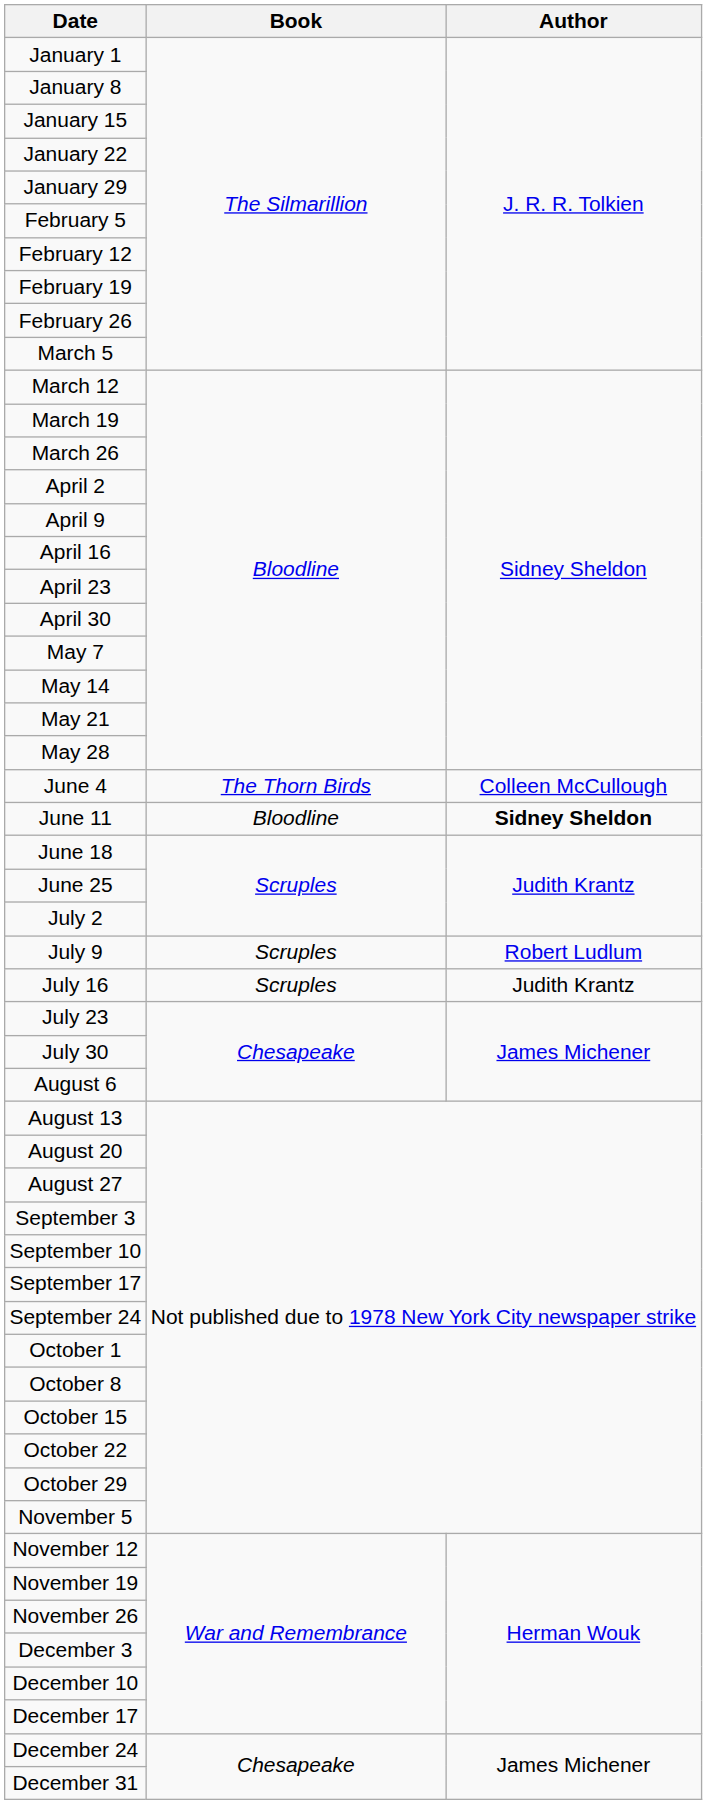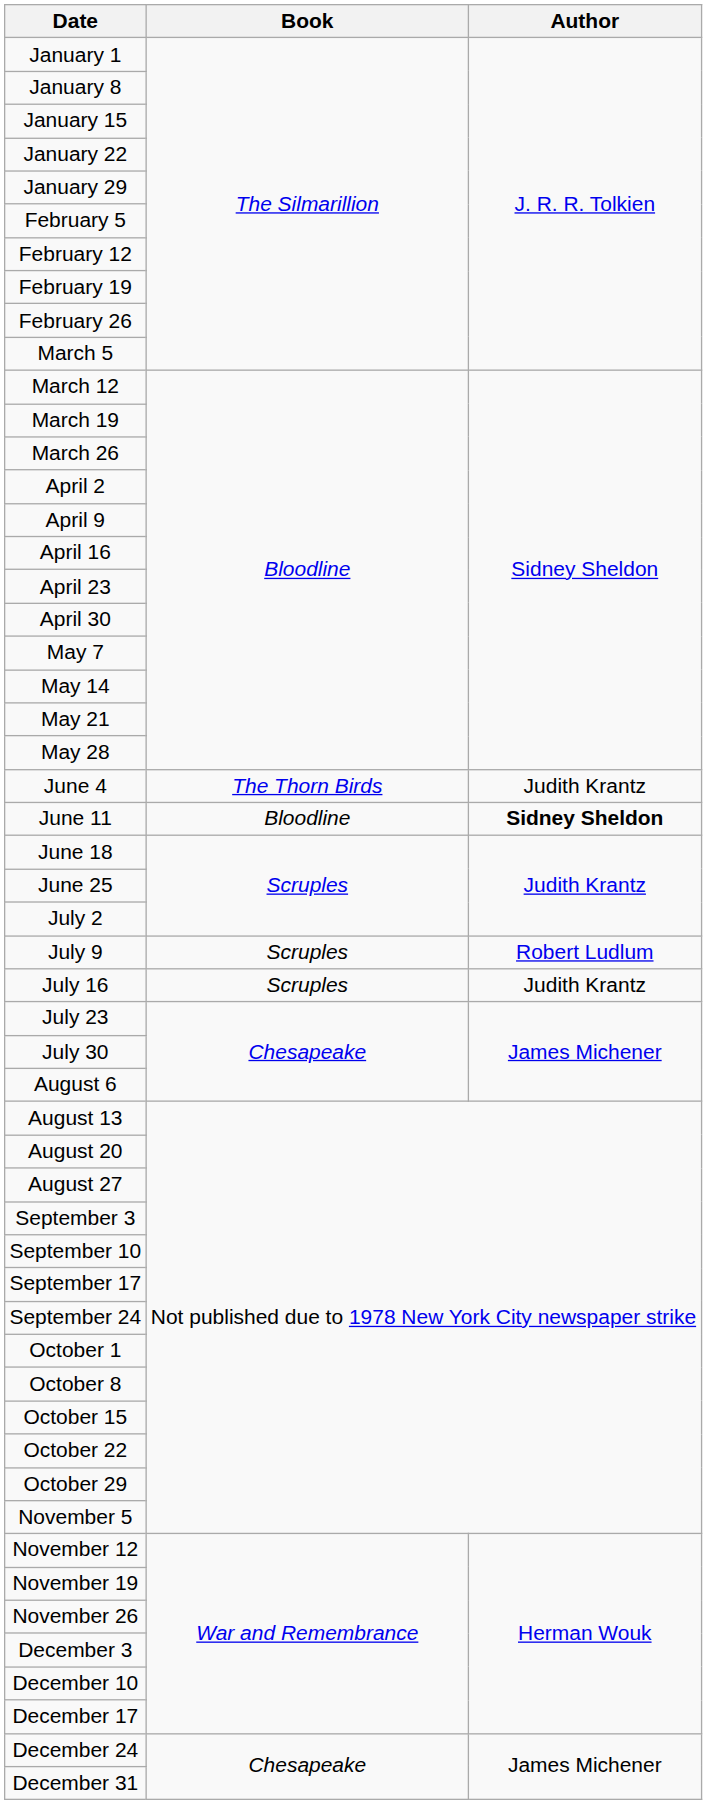(573, 785) Colleen McCullough -> (585, 785) Judith Krantz
